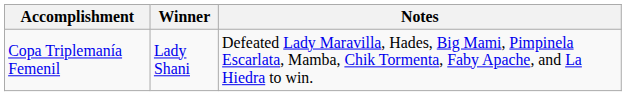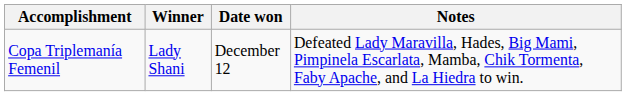+ column: (251, 17)
